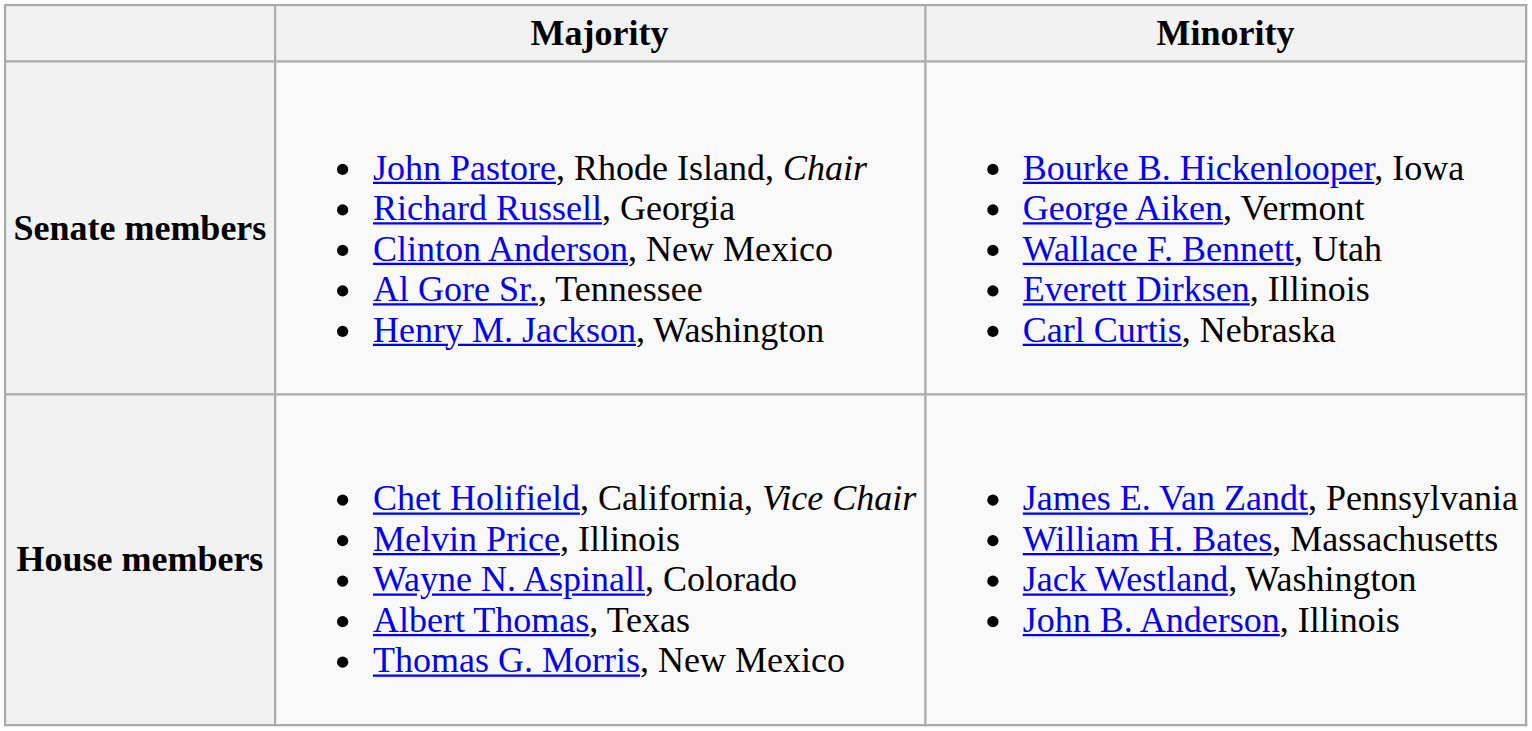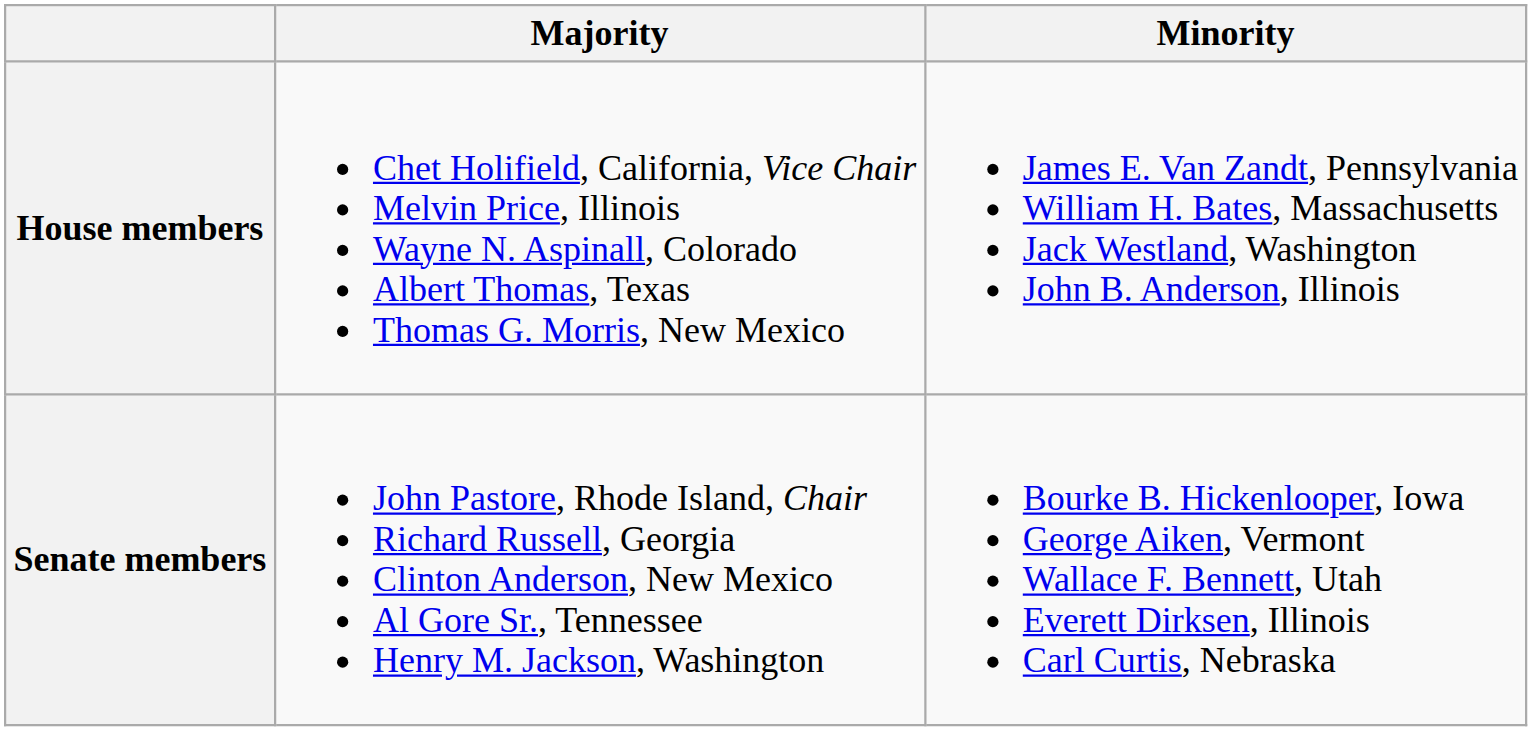rows swapped: (140, 227) <-> (140, 558)
